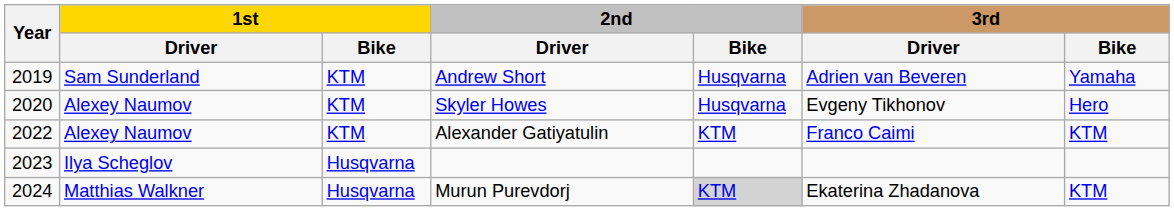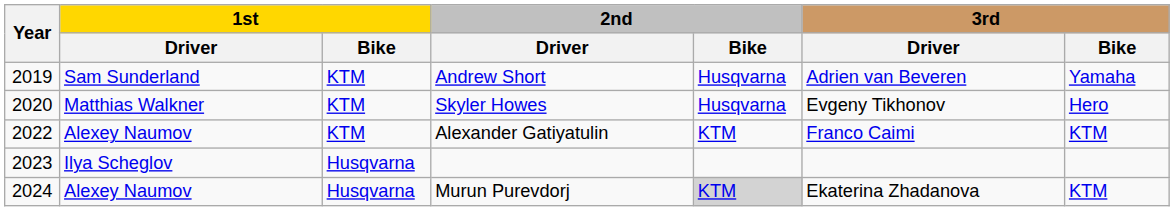(128, 105) Alexey Naumov -> (134, 105) Matthias Walkner
(134, 191) Matthias Walkner -> (128, 191) Alexey Naumov
